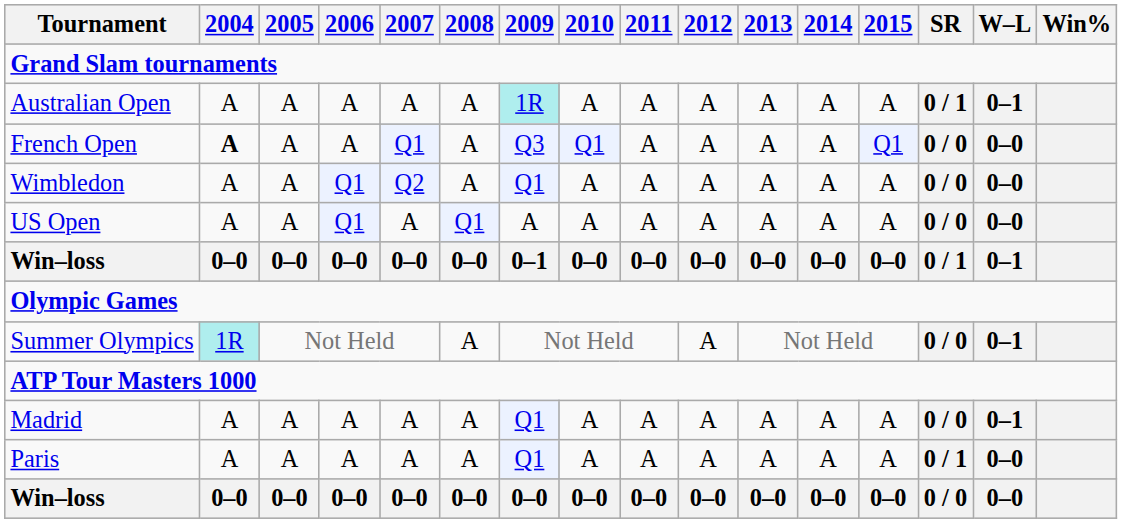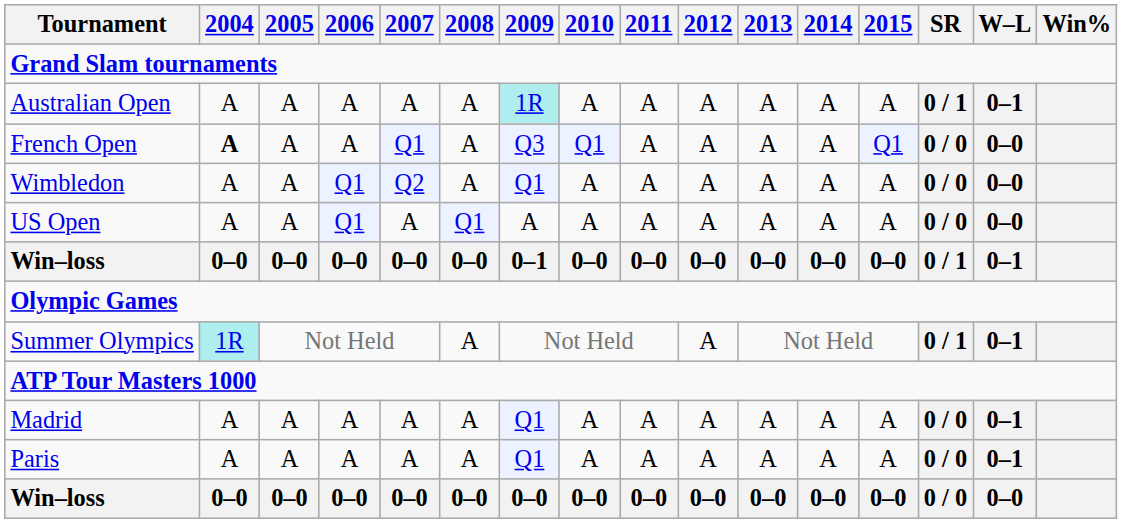(945, 340) 0 / 0 -> (945, 340) 0 / 1
(945, 458) 0 / 1 -> (945, 458) 0 / 0
(1005, 458) 0–0 -> (1005, 458) 0–1
